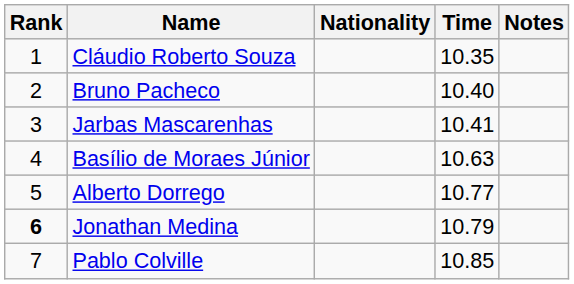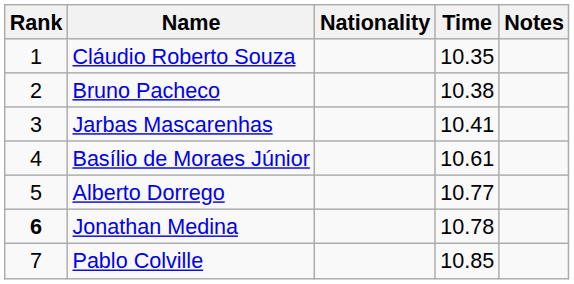(467, 90) 10.40 -> (467, 90) 10.38
(467, 159) 10.63 -> (467, 159) 10.61
(467, 227) 10.79 -> (467, 227) 10.78
